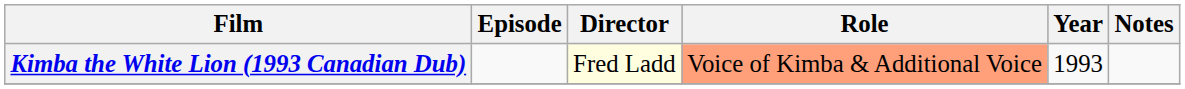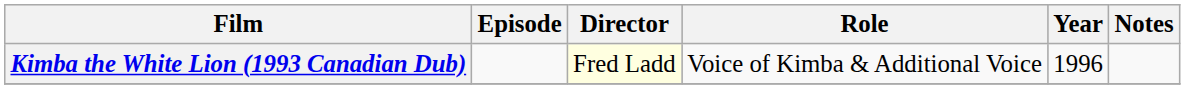(865, 63) lightsalmon background -> (865, 63) no background
(1078, 63) 1993 -> (1078, 63) 1996
